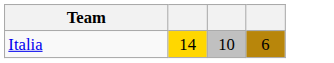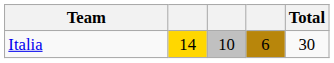+ column: (307, 17)
